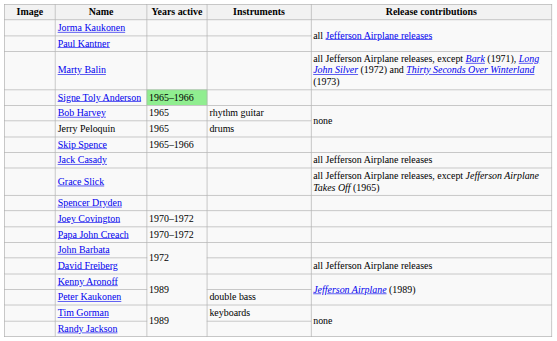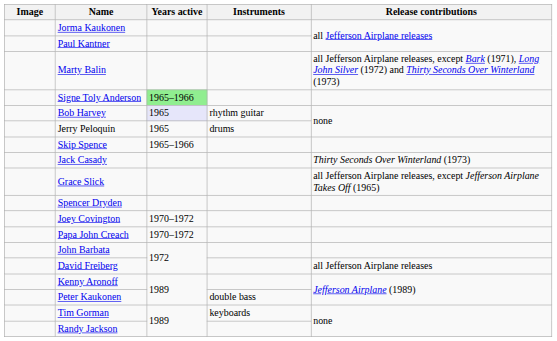(159, 113) no background -> (159, 113) lavender background
(373, 160) all Jefferson Airplane releases -> (392, 160) Thirty Seconds Over Winterland (1973)
